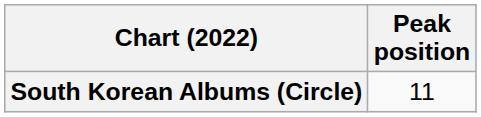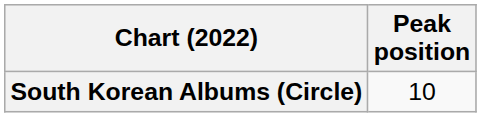(422, 91) 11 -> (422, 91) 10
